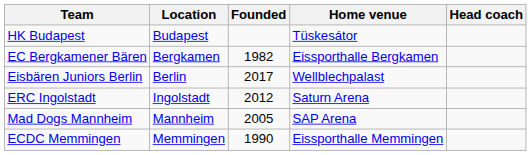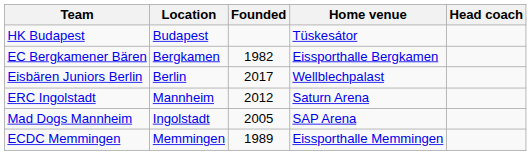(181, 98) Ingolstadt -> (183, 98) Mannheim
(183, 118) Mannheim -> (181, 118) Ingolstadt
(259, 139) 1990 -> (259, 139) 1989
